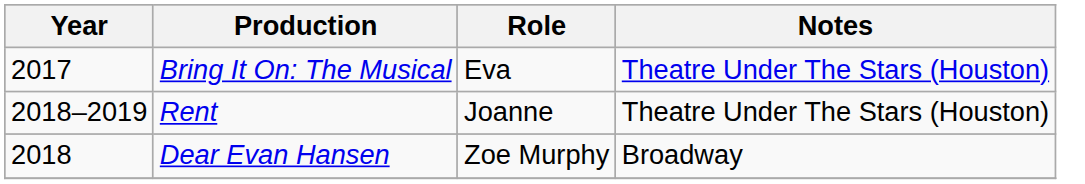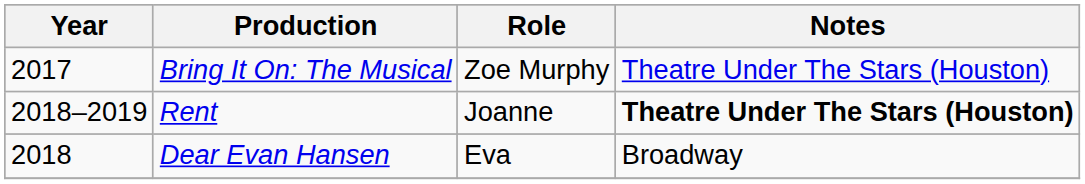(488, 69) Eva -> (537, 69) Zoe Murphy
(835, 112) normal -> (848, 112) bold
(537, 155) Zoe Murphy -> (488, 155) Eva
